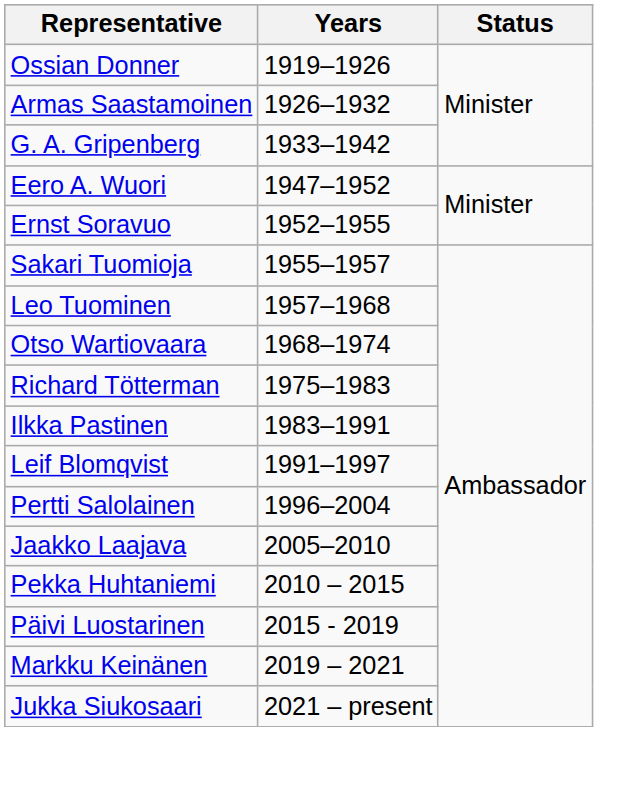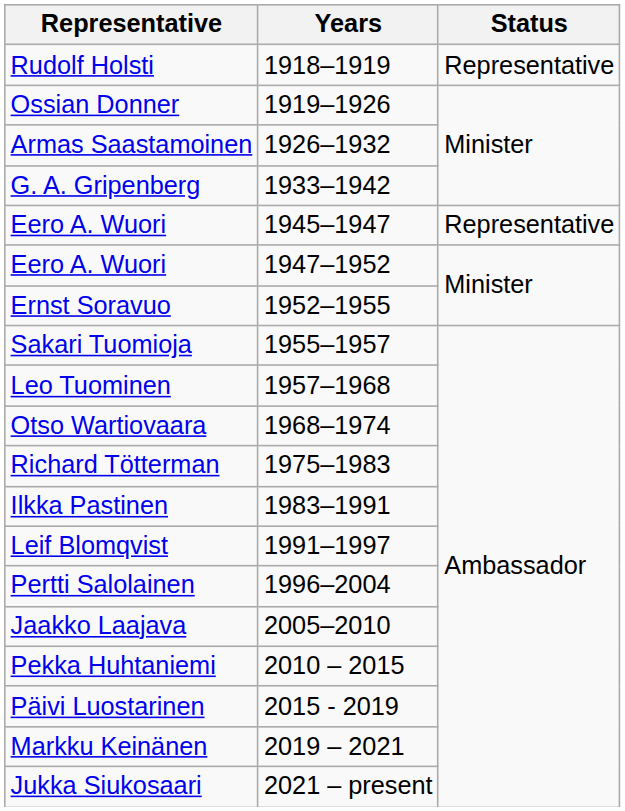+ row: (82, 64)
+ row: (88, 225)
